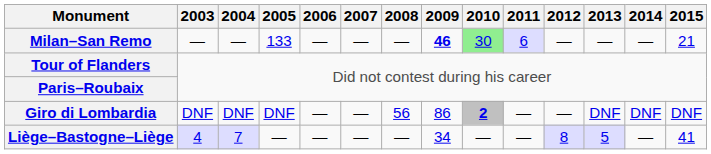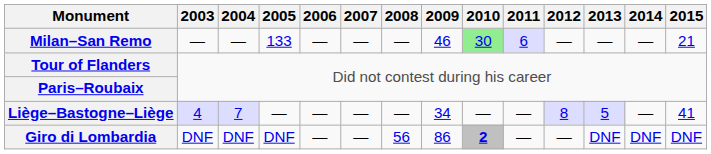(442, 40) bold -> (442, 40) normal
rows swapped: (91, 137) <-> (91, 112)
